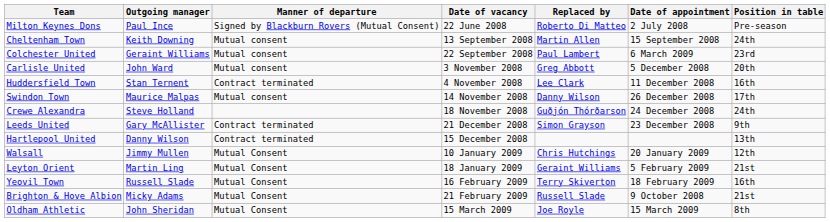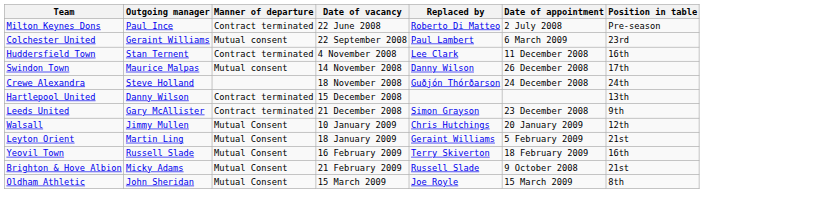(327, 26) Signed by Blackburn Rovers (Mutual Consent) -> (264, 26) Contract terminated
- row: (46, 40)
- row: (46, 68)
rows swapped: (51, 139) <-> (38, 125)
